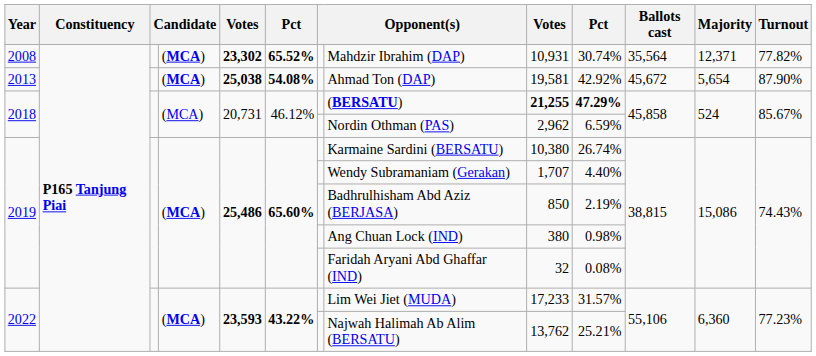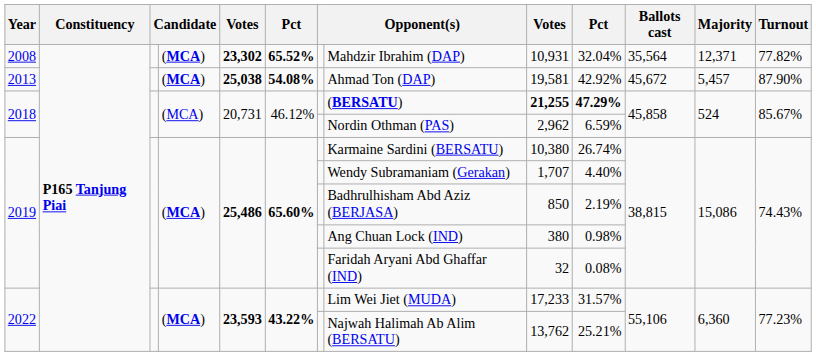(600, 56) 30.74% -> (600, 56) 32.04%
(714, 79) 5,654 -> (714, 79) 5,457
